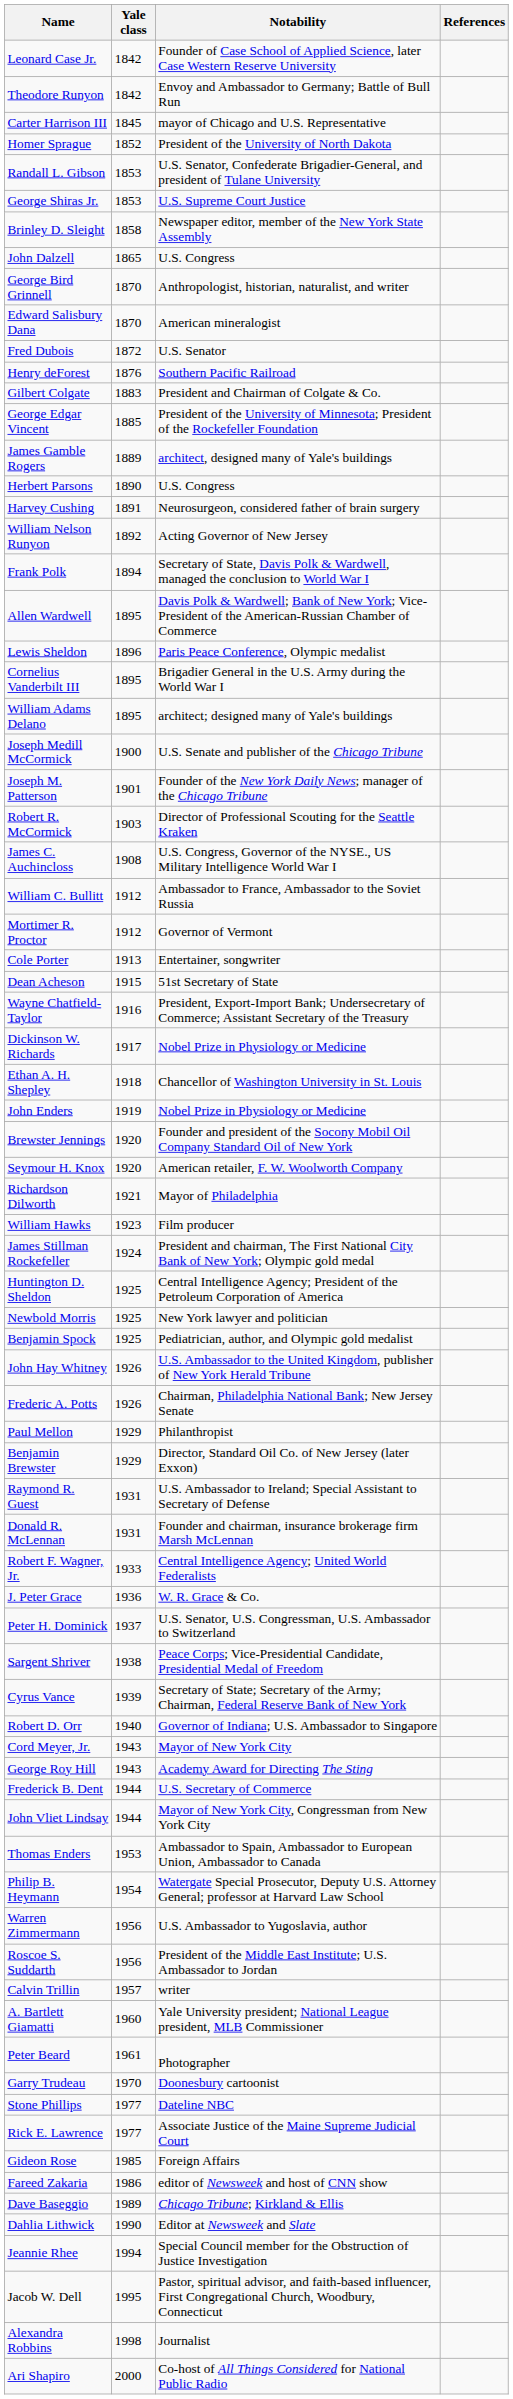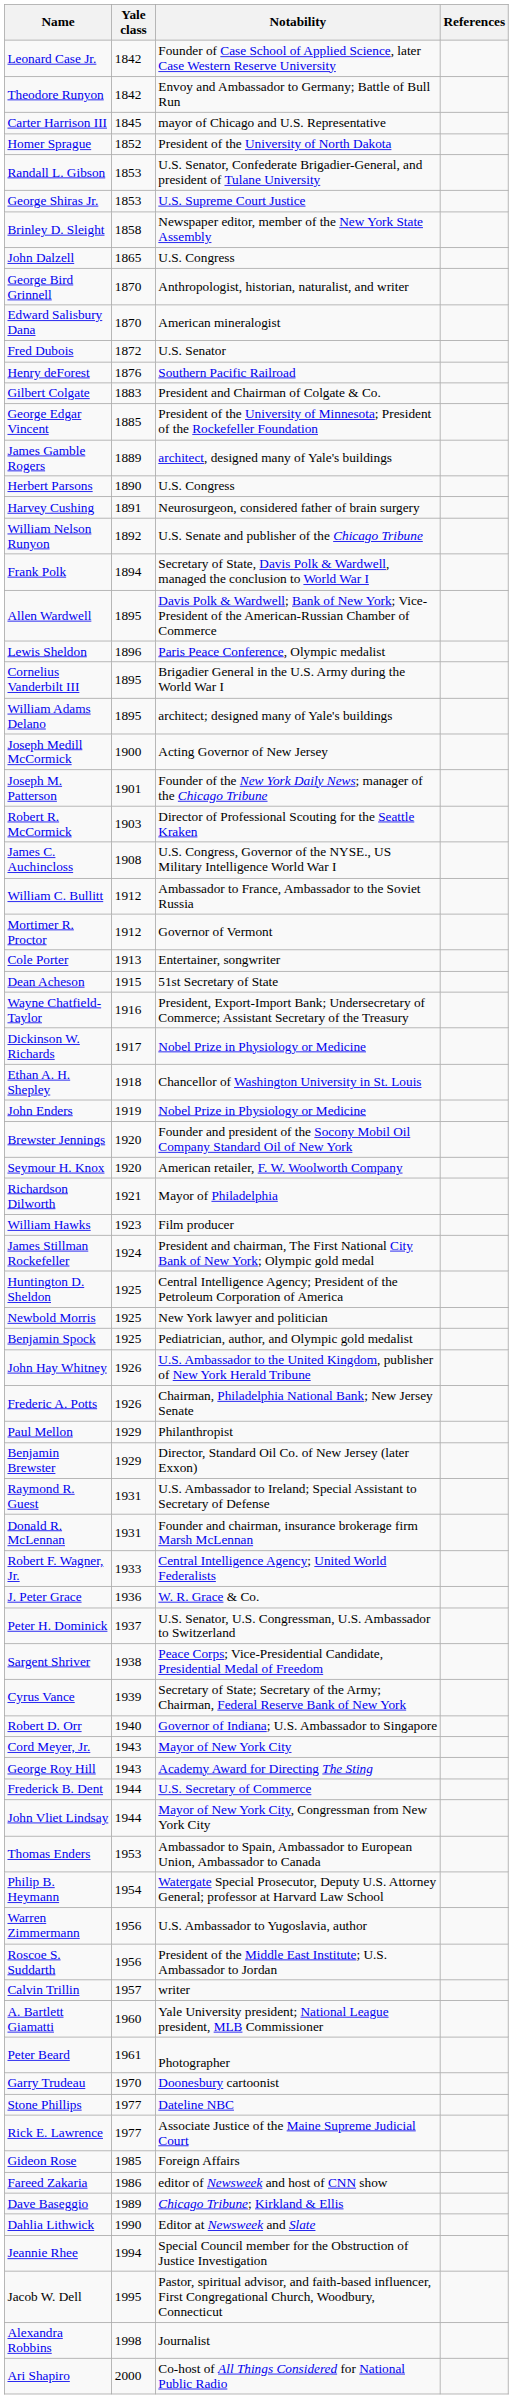(243, 536) Acting Governor of New Jersey -> (291, 536) U.S. Senate and publisher of the Chicago Tribune
(291, 752) U.S. Senate and publisher of the Chicago Tribune -> (243, 752) Acting Governor of New Jersey
